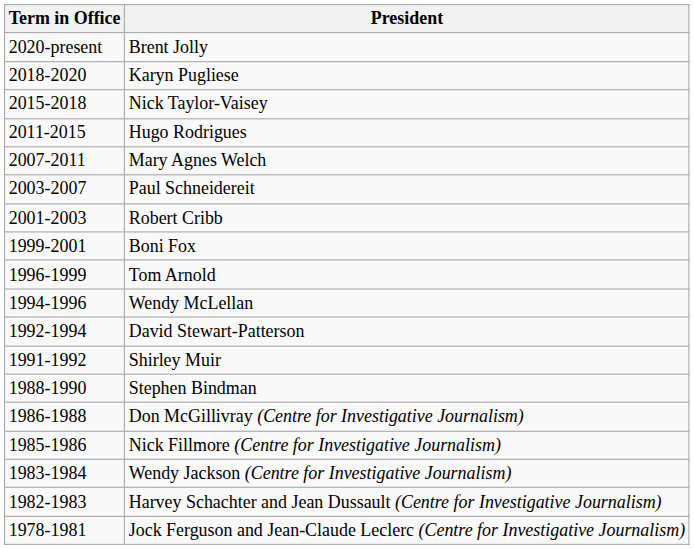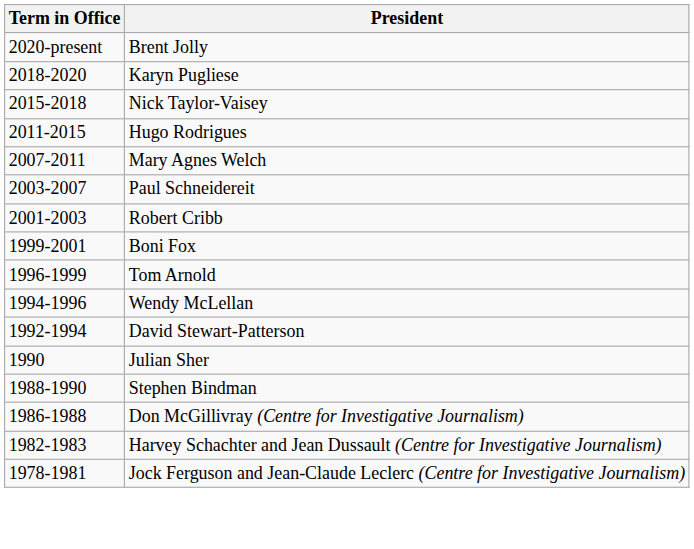- row: (175, 359)
+ row: (169, 359)
- row: (315, 445)
- row: (320, 473)
